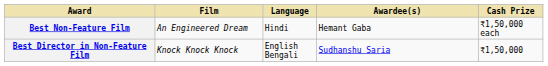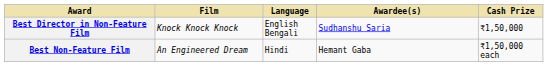rows swapped: (80, 28) <-> (80, 50)
